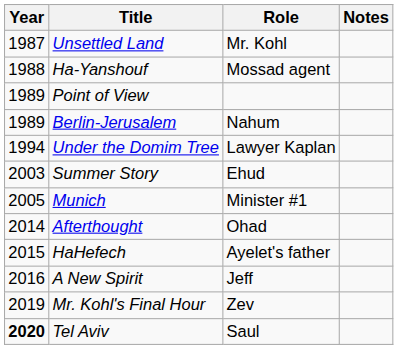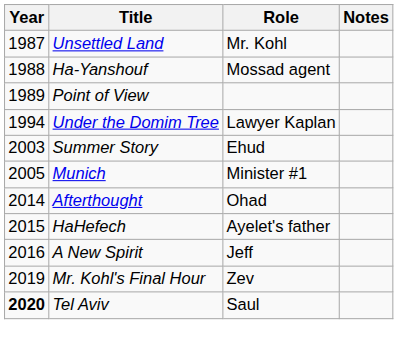- row: (114, 122)
